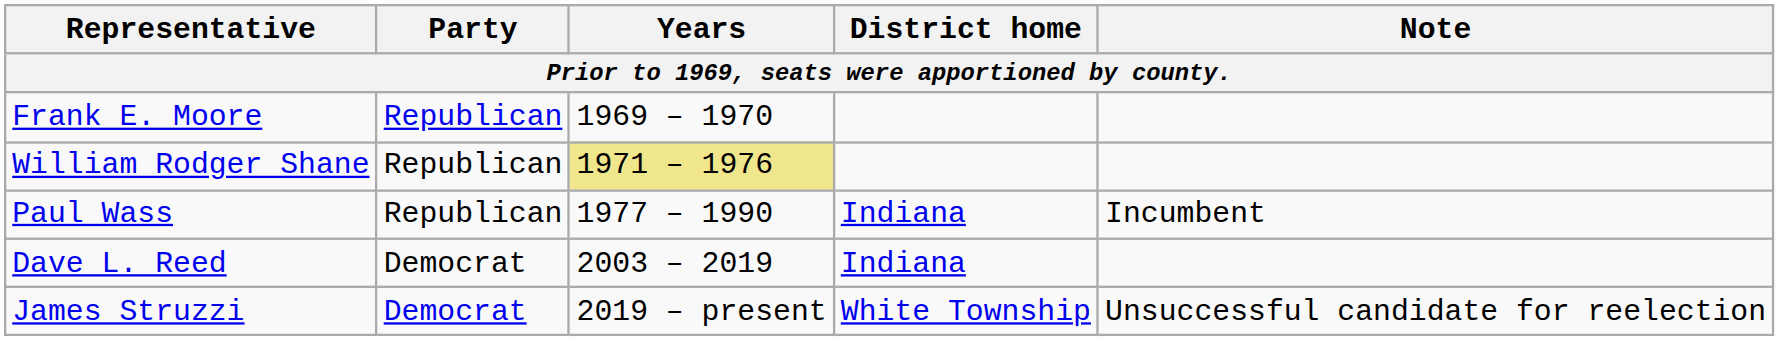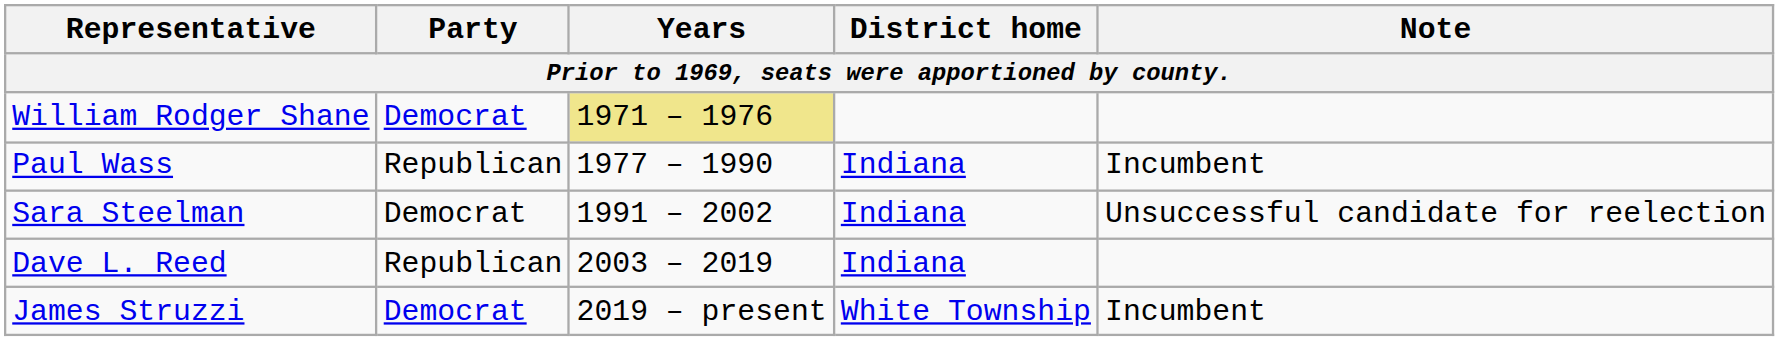- row: (137, 117)
(473, 166) Republican -> (455, 117) Democrat
+ row: (128, 214)
(455, 263) Democrat -> (473, 263) Republican
(1436, 311) Unsuccessful candidate for reelection -> (1185, 311) Incumbent
